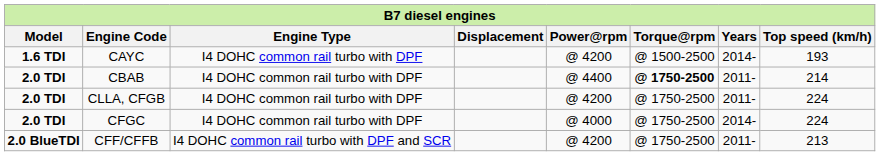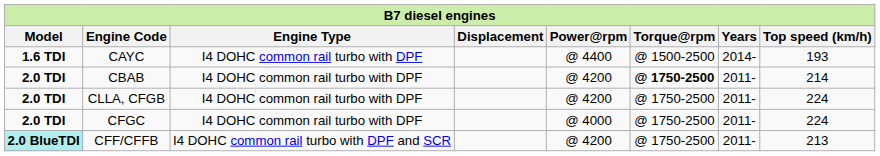(589, 57) @ 4200 -> (589, 57) @ 4400
(589, 78) @ 4400 -> (589, 78) @ 4200
(739, 120) 2014- -> (739, 120) 2011-
(44, 141) no background -> (44, 141) paleturquoise background
